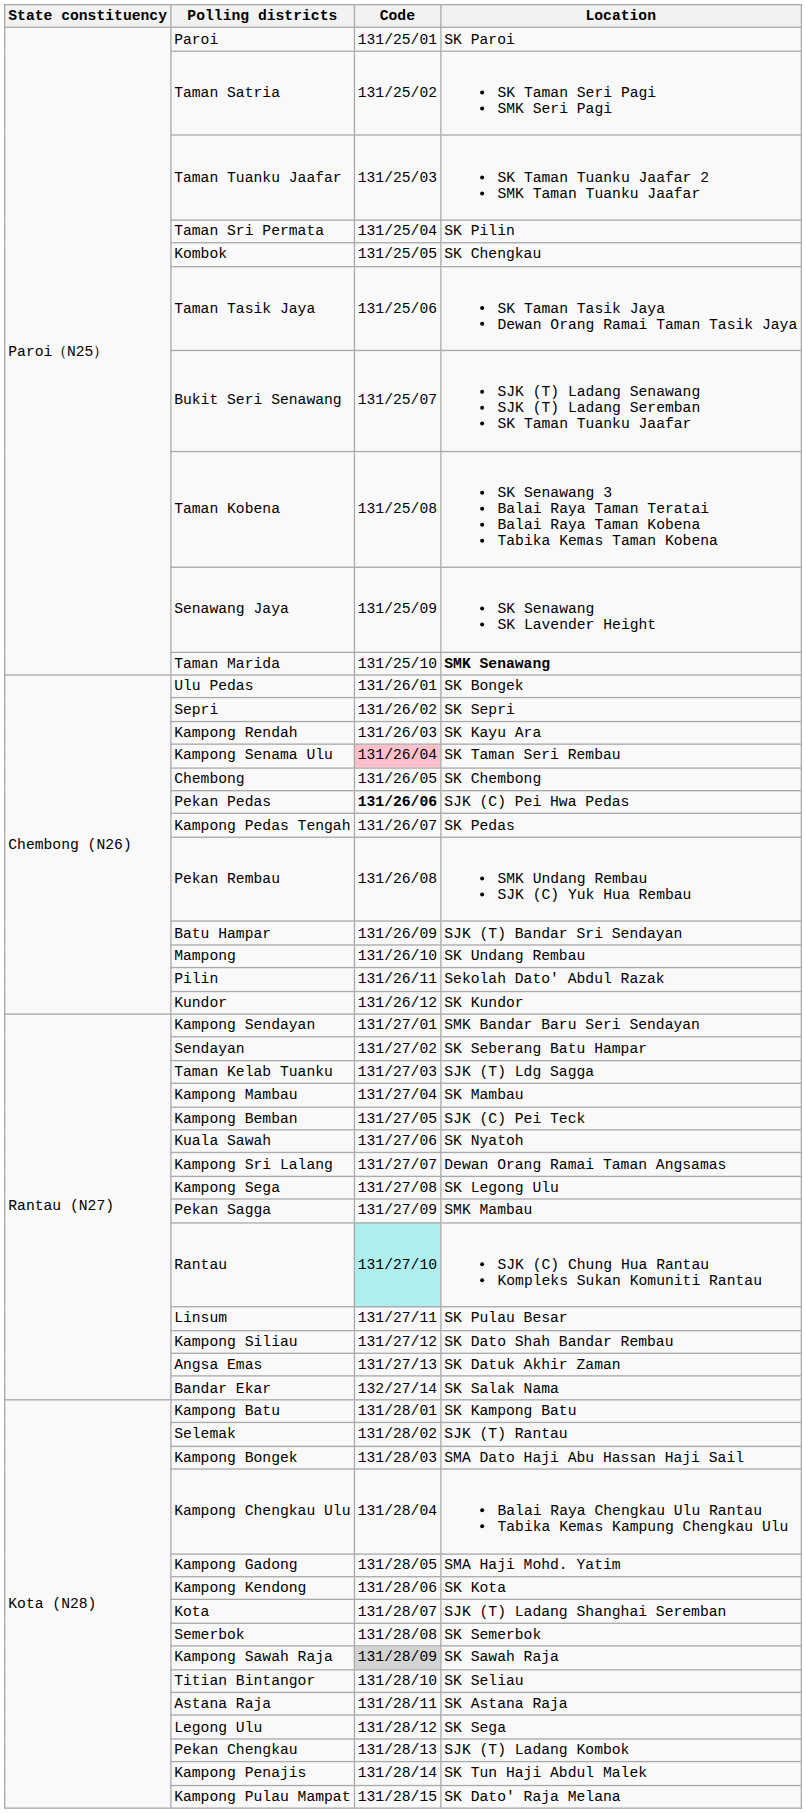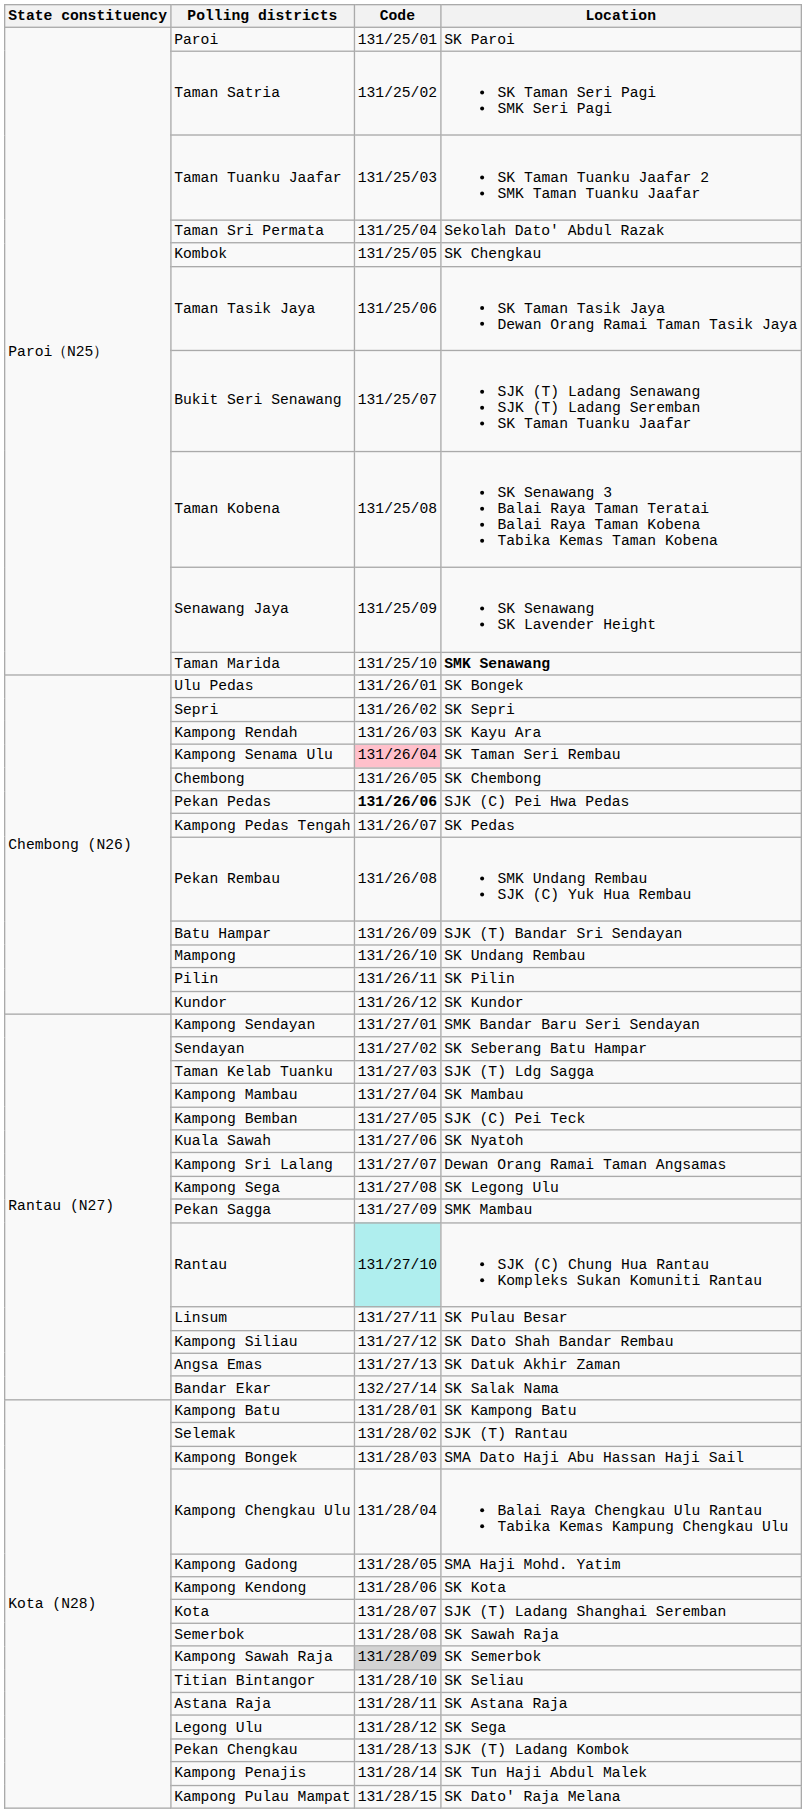(480, 231) SK Pilin -> (554, 231) Sekolah Dato' Abdul Razak
(554, 979) Sekolah Dato' Abdul Razak -> (480, 979) SK Pilin
(493, 1635) SK Semerbok -> (502, 1635) SK Sawah Raja
(502, 1658) SK Sawah Raja -> (493, 1658) SK Semerbok
